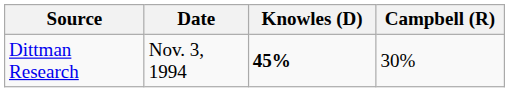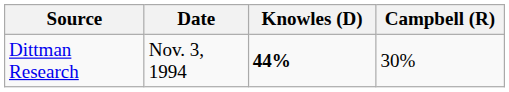(272, 60) 45% -> (272, 60) 44%
